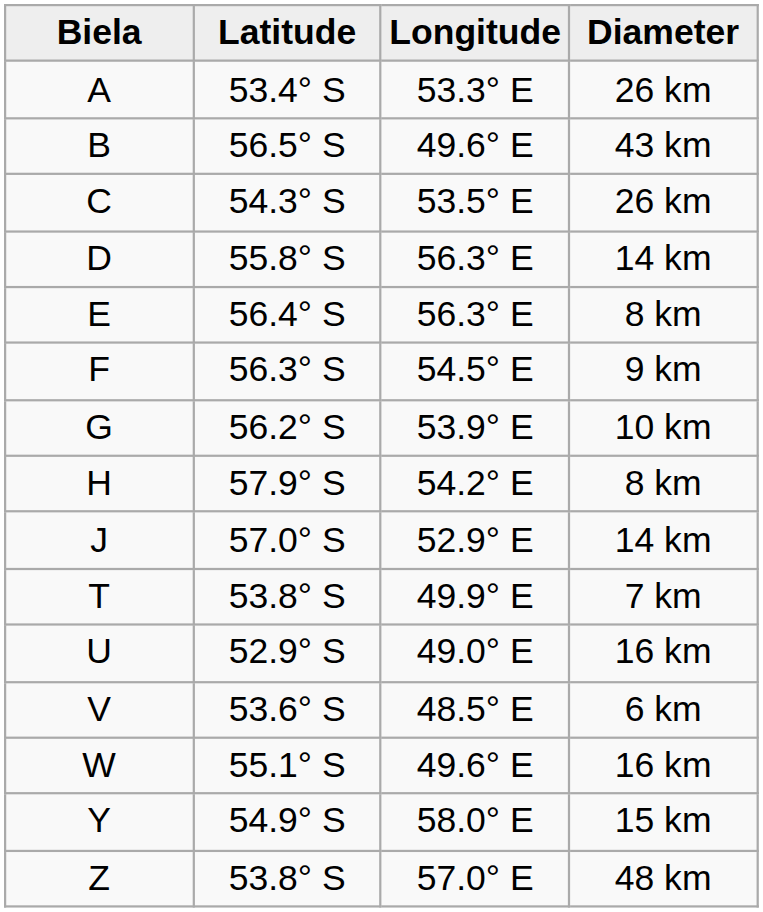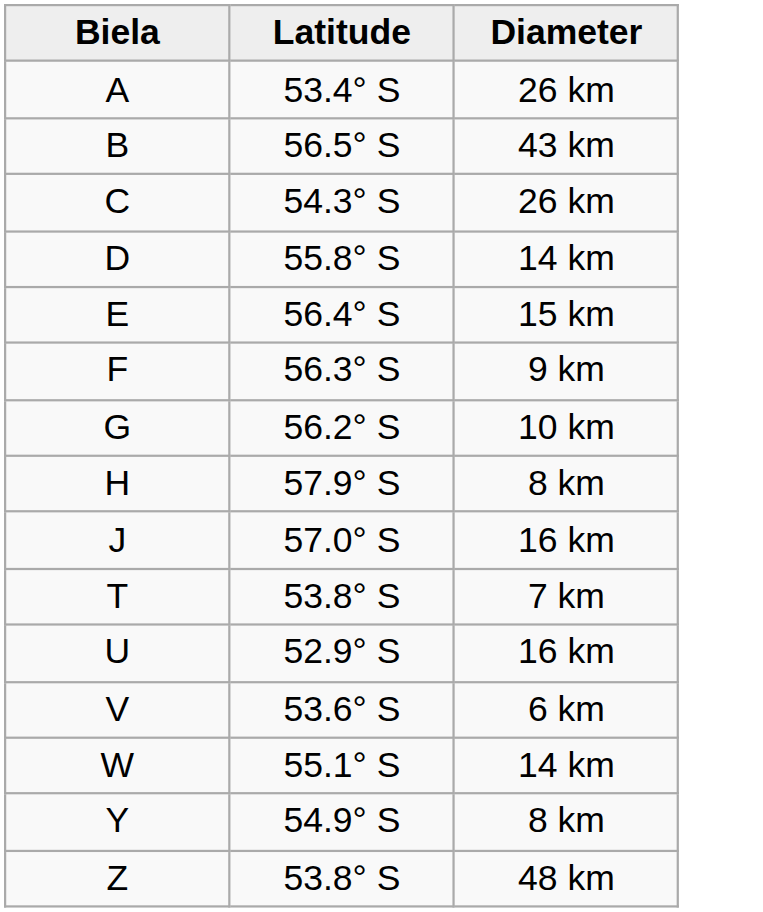- column: (475, 32)
(663, 314) 8 km -> (566, 314) 15 km
(663, 539) 14 km -> (566, 539) 16 km
(663, 764) 16 km -> (566, 764) 14 km
(663, 821) 15 km -> (566, 821) 8 km
